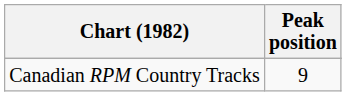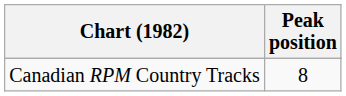(303, 74) 9 -> (303, 74) 8
